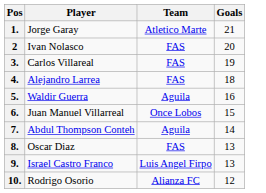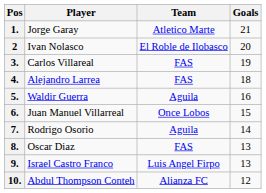(176, 46) FAS -> (184, 46) El Roble de Ilobasco
(81, 130) Abdul Thompson Conteh -> (60, 130) Rodrigo Osorio
(60, 180) Rodrigo Osorio -> (81, 180) Abdul Thompson Conteh
